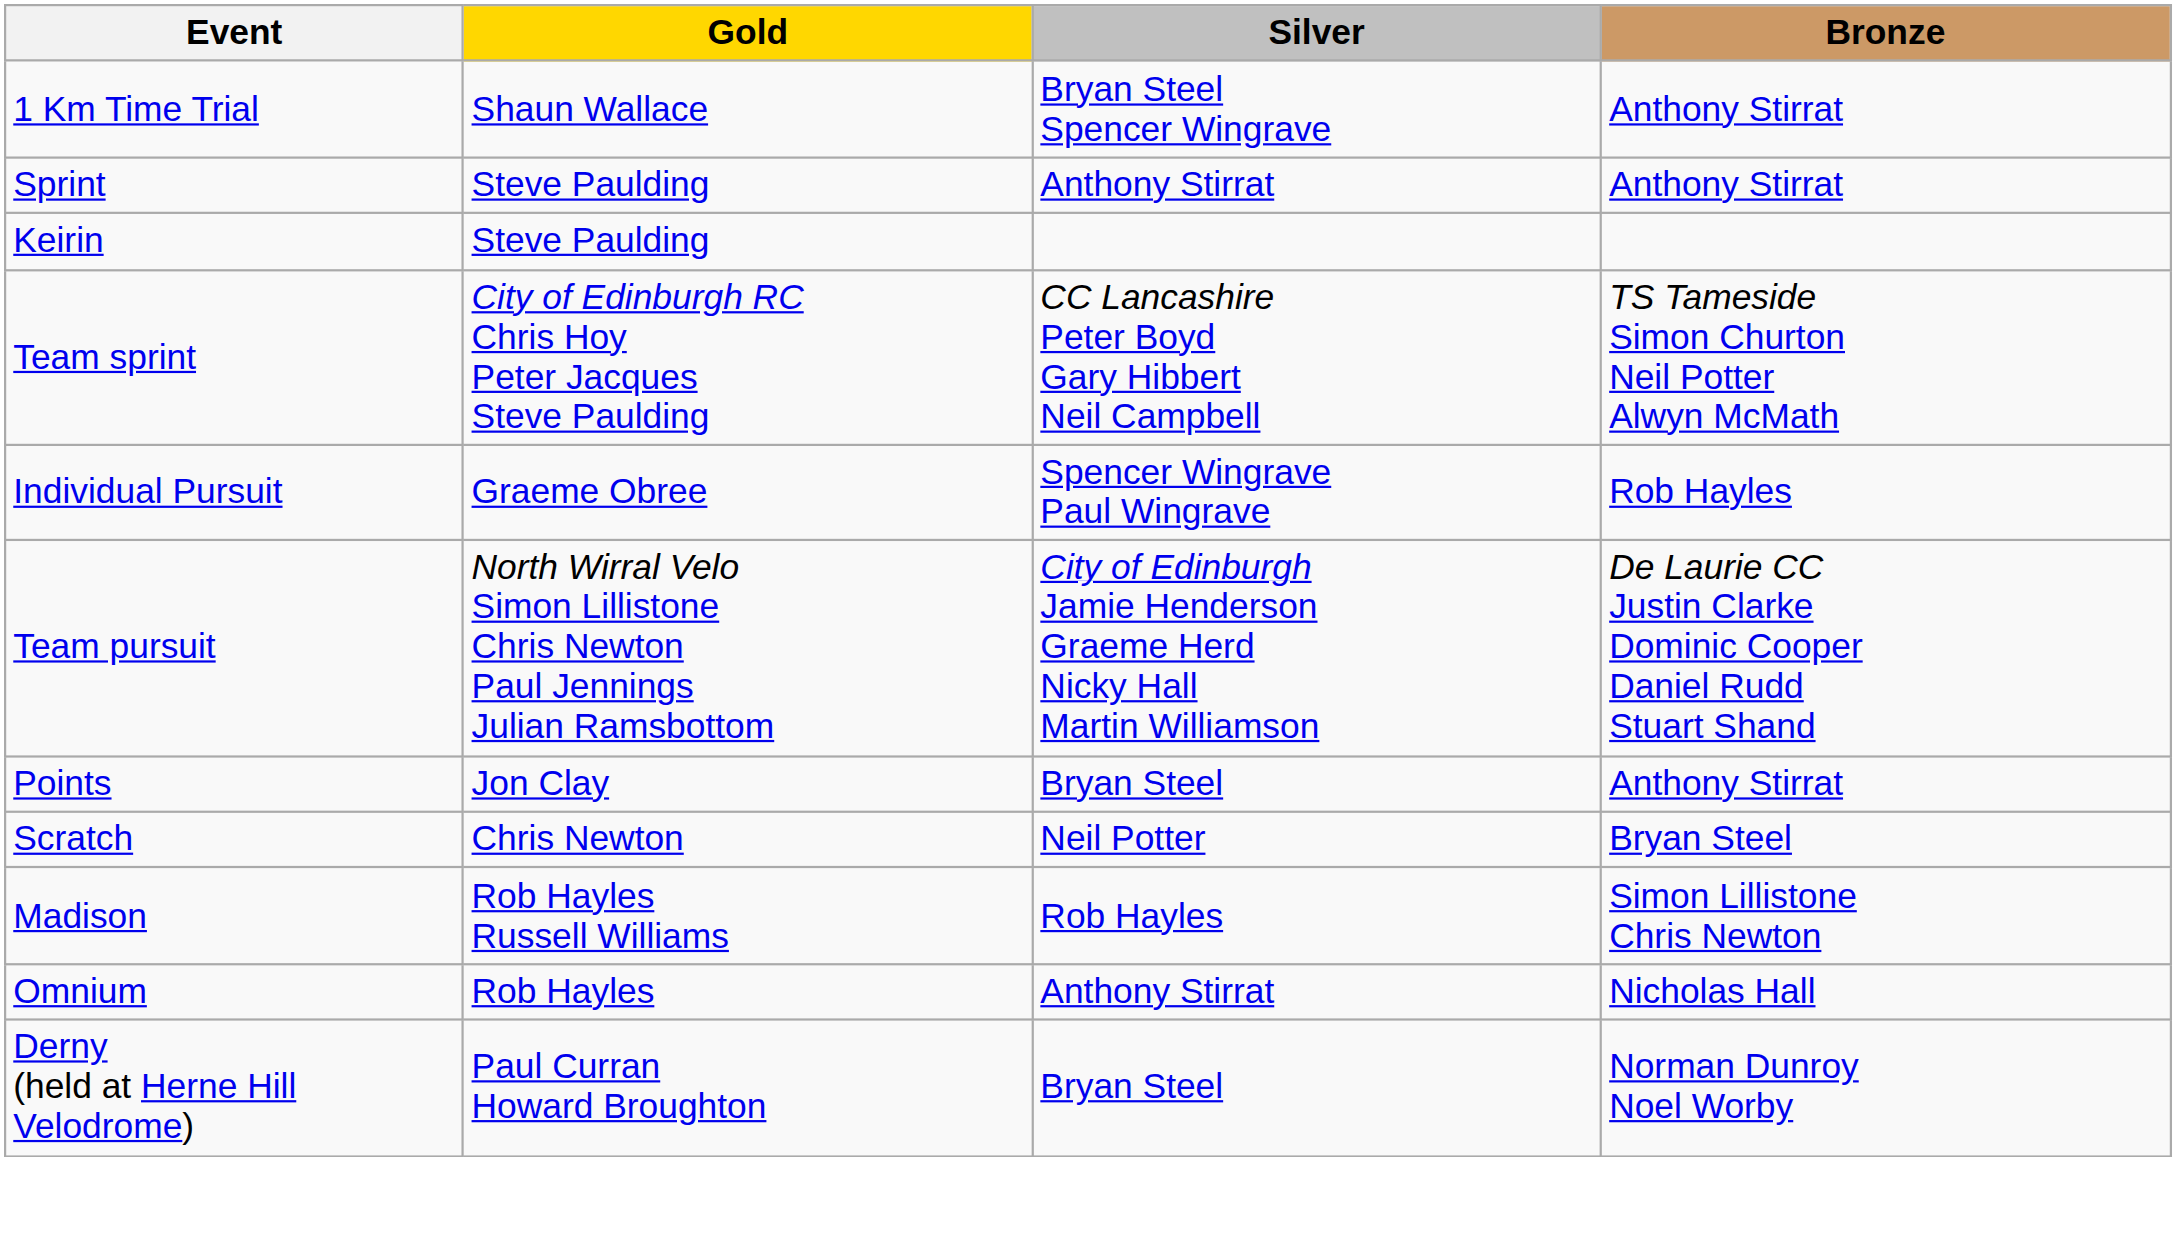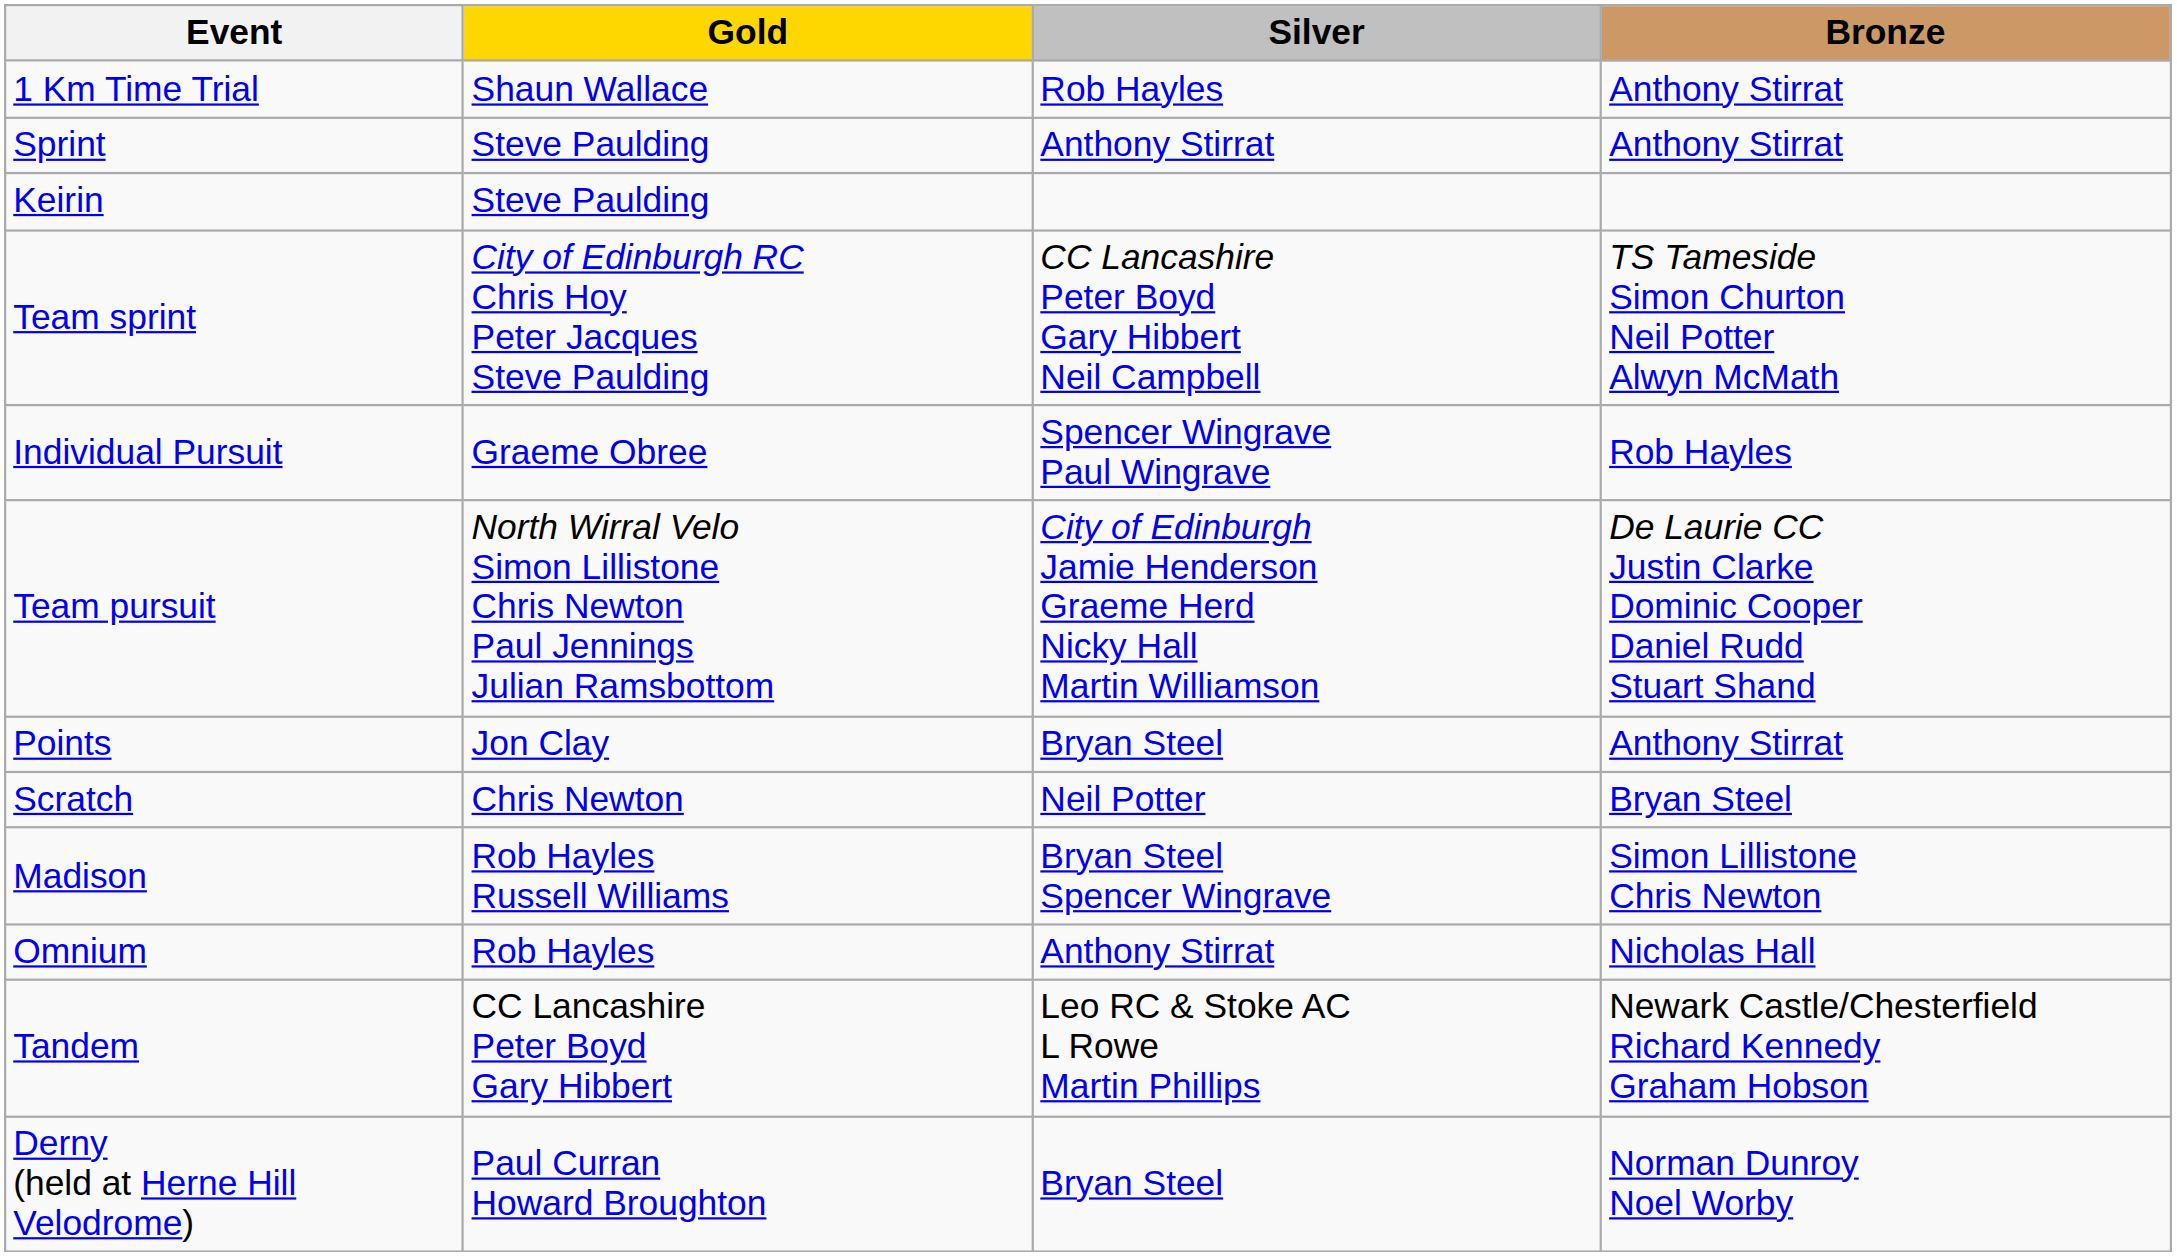(1186, 108) Bryan Steel Spencer Wingrave -> (1132, 88) Rob Hayles
(1132, 915) Rob Hayles -> (1186, 875) Bryan Steel Spencer Wingrave
+ row: (76, 1047)
